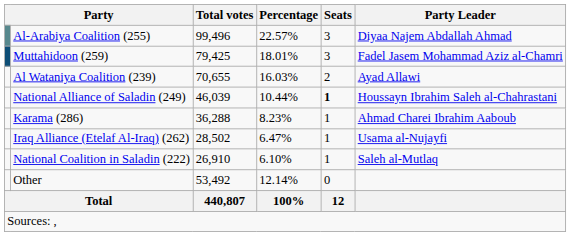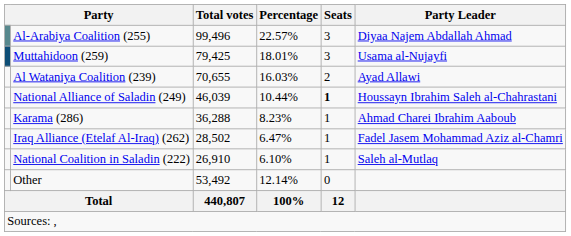(460, 56) Fadel Jasem Mohammad Aziz al-Chamri -> (402, 56) Usama al-Nujayfi
(402, 139) Usama al-Nujayfi -> (460, 139) Fadel Jasem Mohammad Aziz al-Chamri
